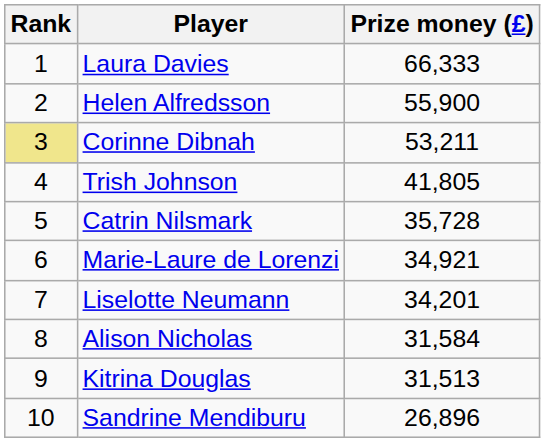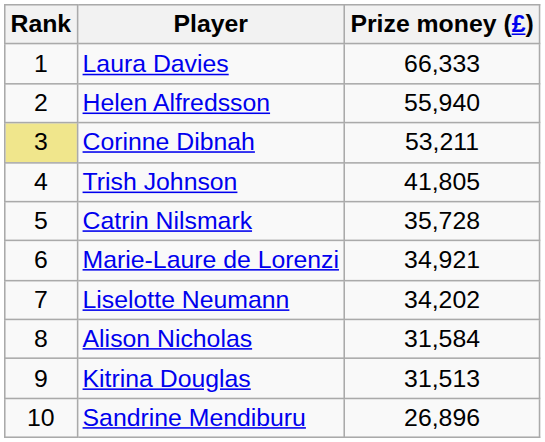(442, 102) 55,900 -> (442, 102) 55,940
(442, 299) 34,201 -> (442, 299) 34,202
